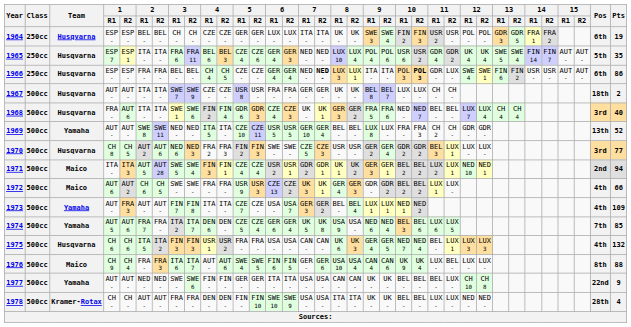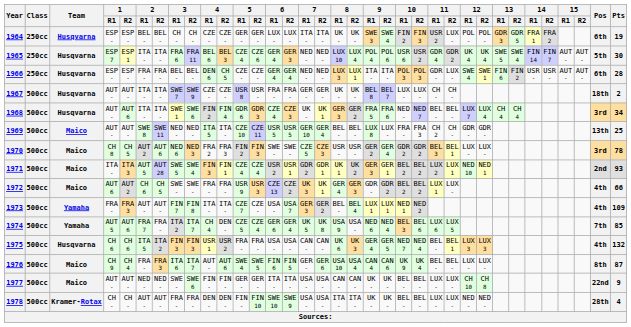(452, 36) USR - -> (452, 36) LUX -
(619, 55) 35 -> (619, 55) 30
(209, 74) CH 4 -> (209, 74) DEN 6
(323, 74) bold -> (323, 74) normal
(420, 74) bold -> (420, 74) normal
(619, 74) 86 -> (619, 74) 28
(112, 112) FRA - -> (112, 112) AUT -
(619, 112) 40 -> (619, 112) 34
(77, 131) Yamaha -> (77, 131) Maico
(619, 131) 52 -> (619, 131) 25
(77, 150) Husqvarna -> (77, 150) Maico
(452, 150) LUX 1 -> (452, 150) BEL 1
(619, 150) 77 -> (619, 150) 78
(619, 169) 94 -> (619, 169) 93
(112, 207) AUT - -> (112, 207) FRA -
(209, 226) DEN 6 -> (209, 226) CH 4
(452, 245) LUX 1 -> (452, 245) BEL 1
(436, 264) LUX - -> (436, 264) BEL -
(619, 264) 88 -> (619, 264) 87
(77, 283) Yamaha -> (77, 283) Maico
(436, 283) BEL - -> (436, 283) LUX -
